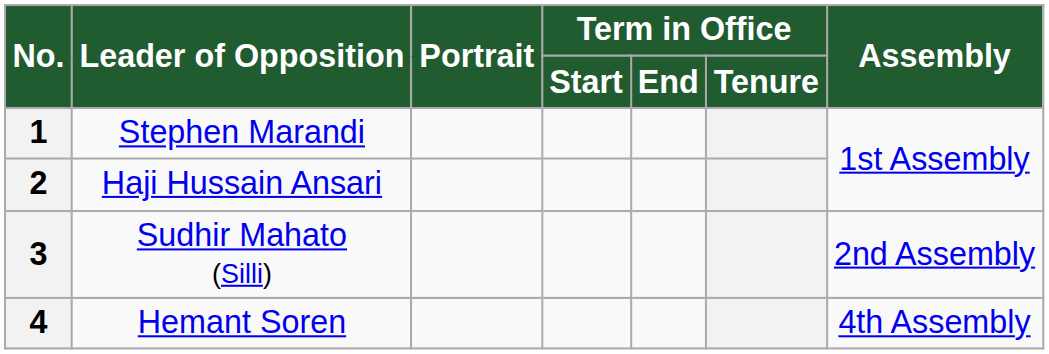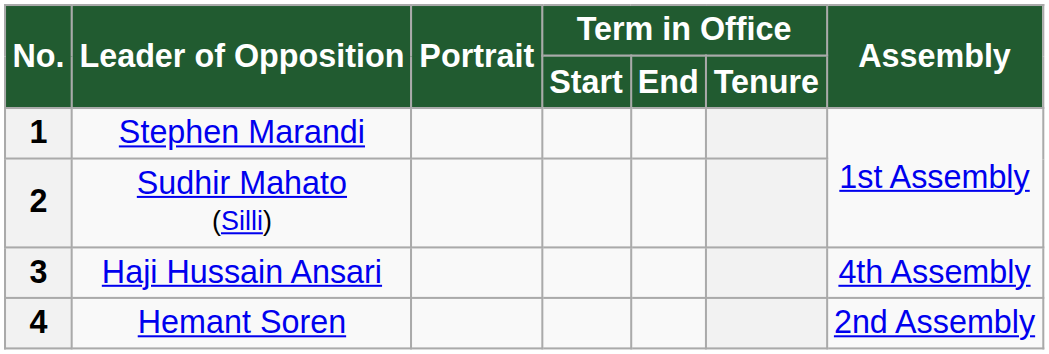(242, 183) Haji Hussain Ansari -> (242, 202) Sudhir Mahato (Silli)
(242, 253) Sudhir Mahato (Silli) -> (242, 271) Haji Hussain Ansari
(935, 253) 2nd Assembly -> (934, 271) 4th Assembly
(934, 322) 4th Assembly -> (935, 322) 2nd Assembly
